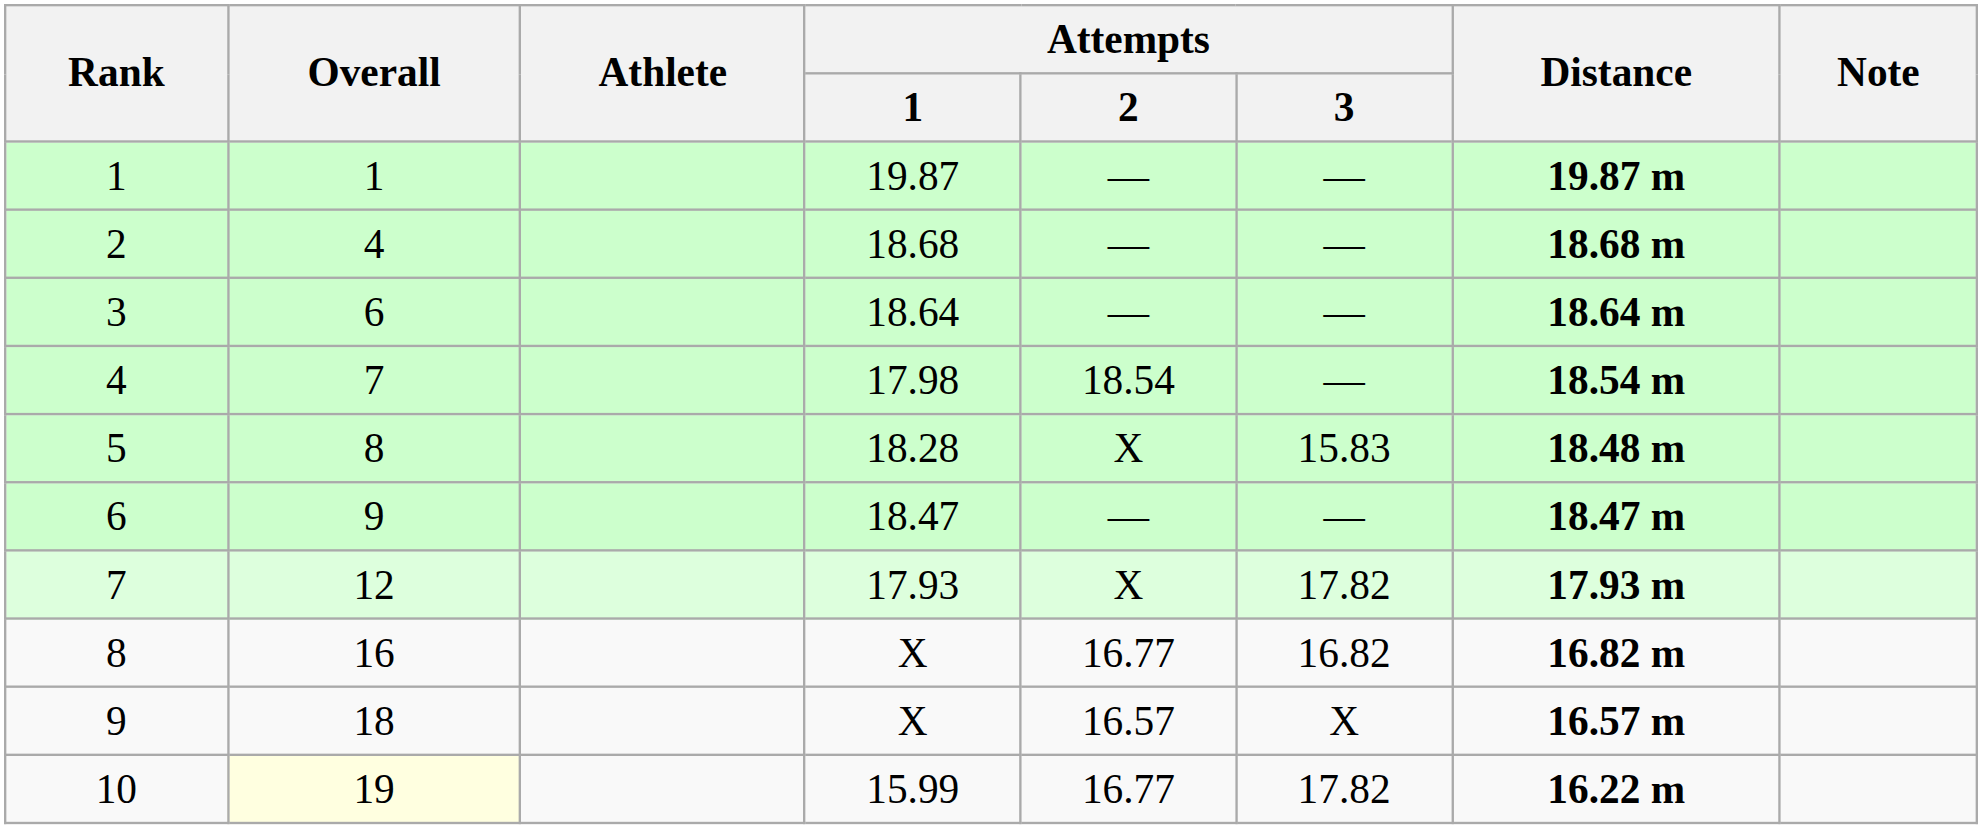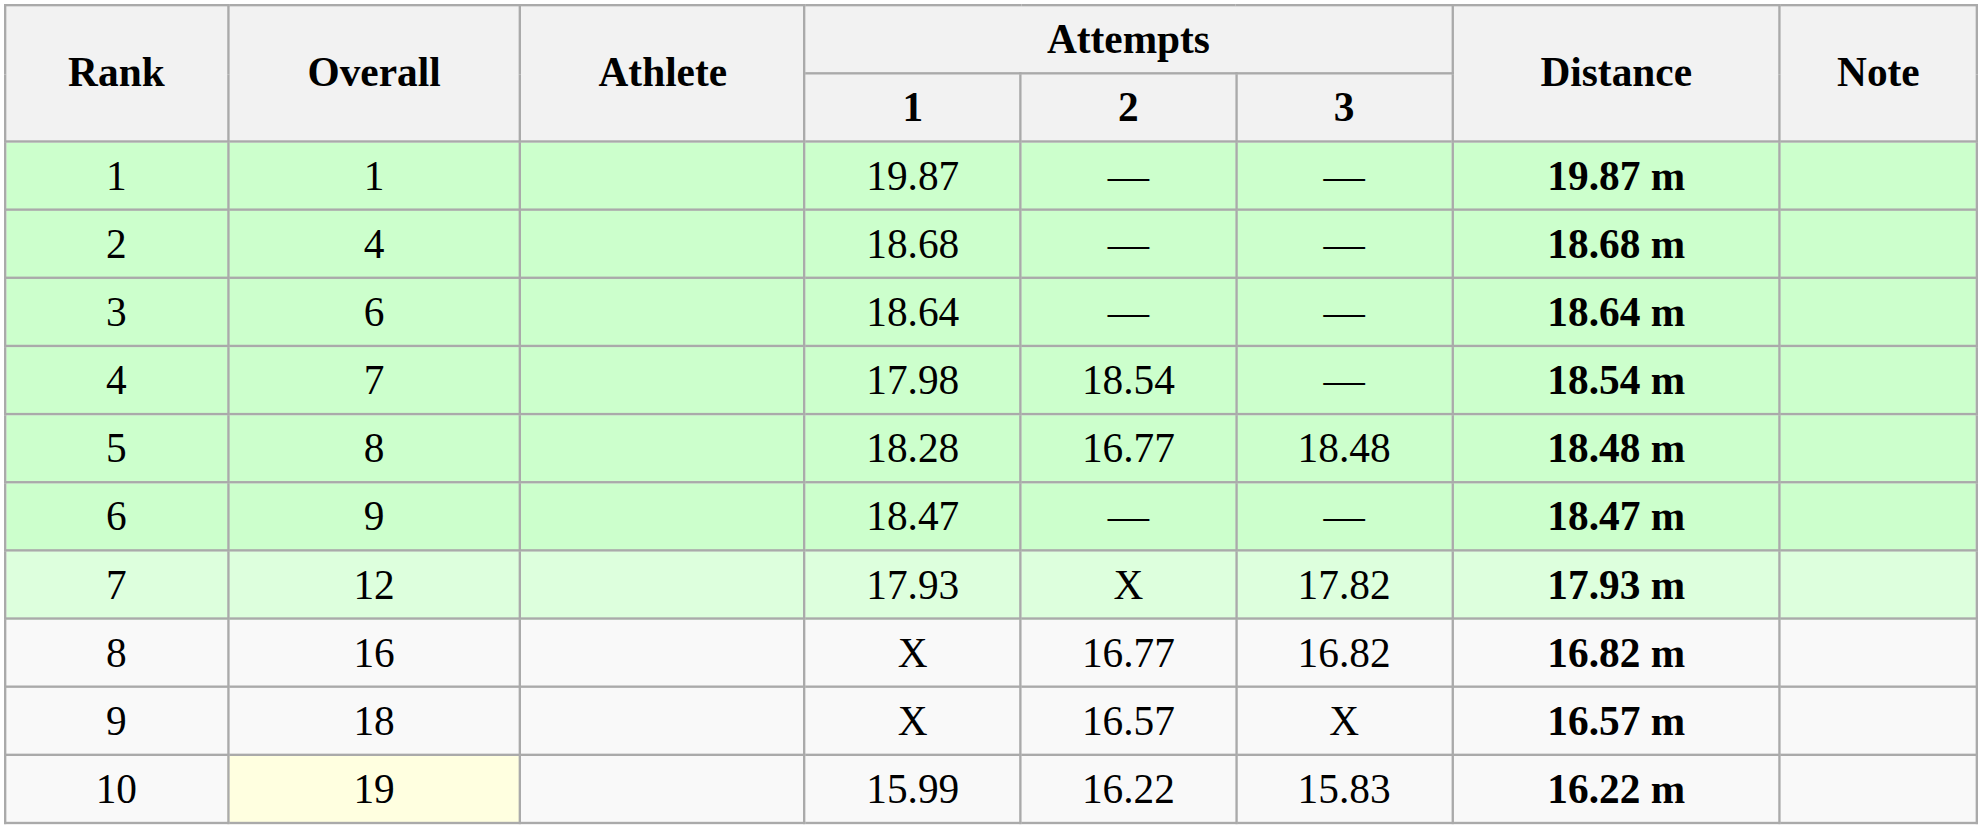(1128, 447) X -> (1128, 447) 16.77
(1344, 447) 15.83 -> (1344, 447) 18.48
(1128, 788) 16.77 -> (1128, 788) 16.22
(1344, 788) 17.82 -> (1344, 788) 15.83
